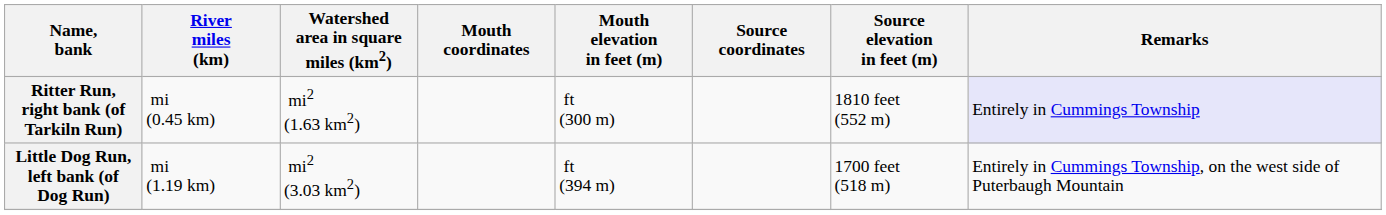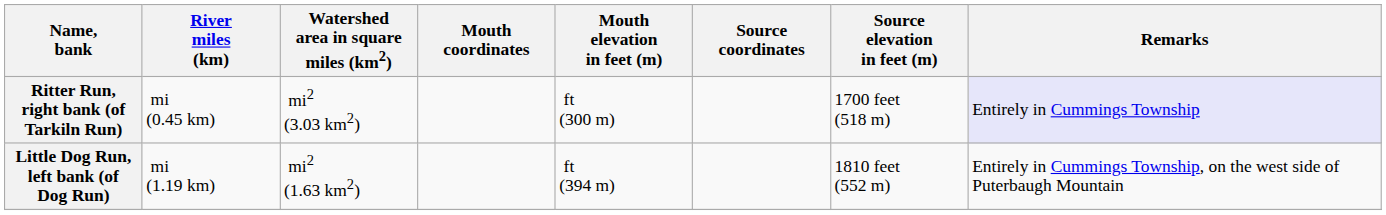(322, 109) mi2 (1.63 km2) -> (322, 109) mi2 (3.03 km2)
(867, 109) 1810 feet (552 m) -> (867, 109) 1700 feet (518 m)
(322, 176) mi2 (3.03 km2) -> (322, 176) mi2 (1.63 km2)
(867, 176) 1700 feet (518 m) -> (867, 176) 1810 feet (552 m)
